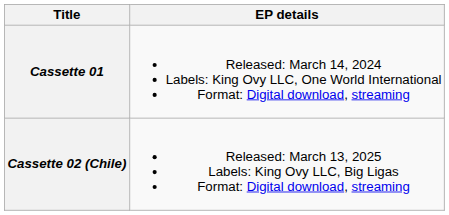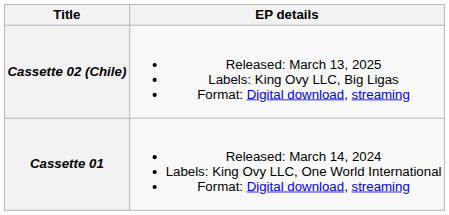rows swapped: (67, 71) <-> (67, 164)
